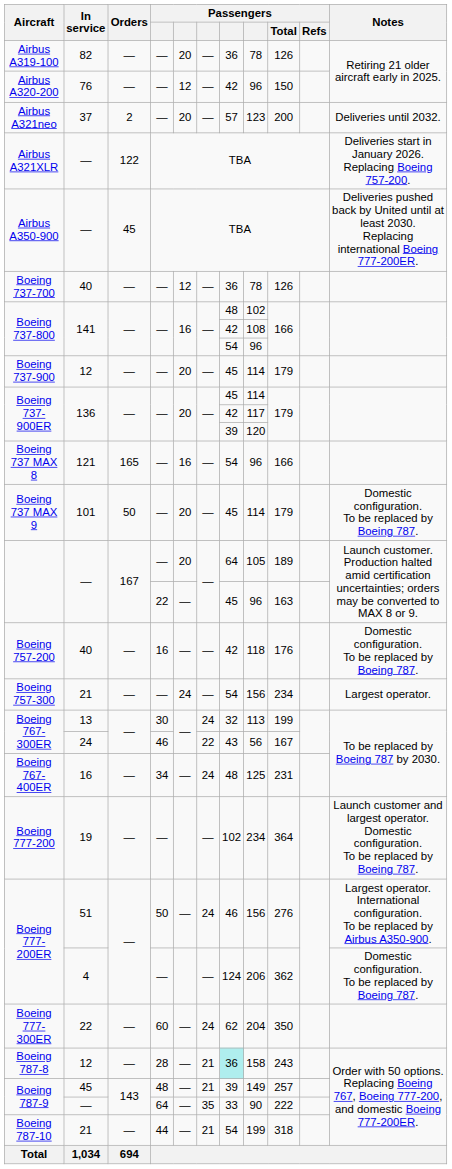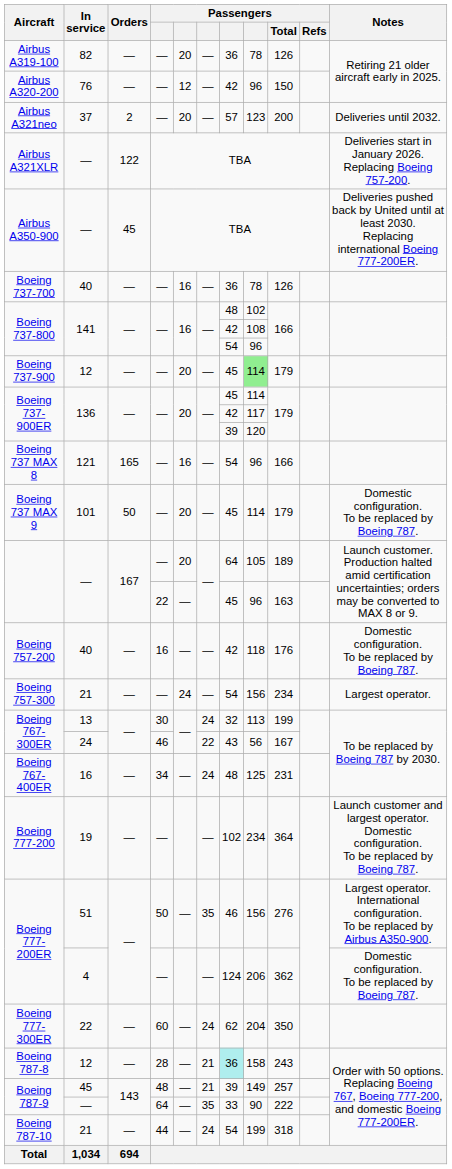(185, 286) 12 -> (185, 286) 16
(256, 371) no background -> (256, 371) lightgreen background
(208, 913) 24 -> (208, 913) 35
(208, 1130) 21 -> (208, 1130) 24
